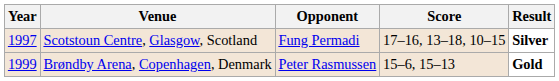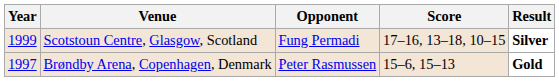(22, 40) 1997 -> (22, 40) 1999
(22, 64) 1999 -> (22, 64) 1997
